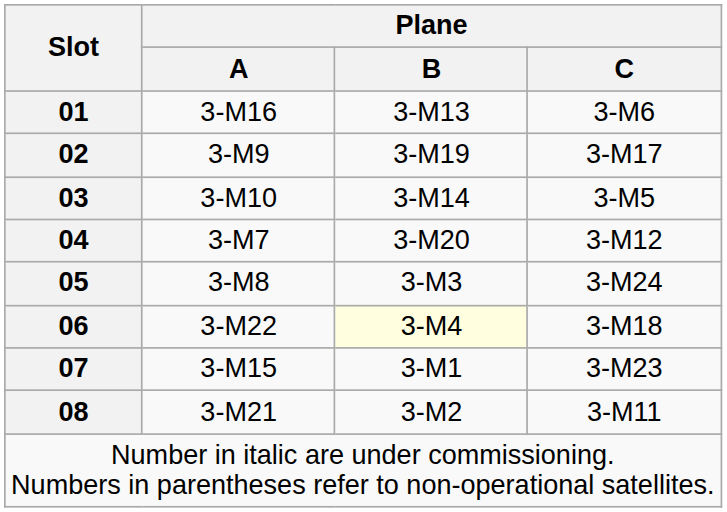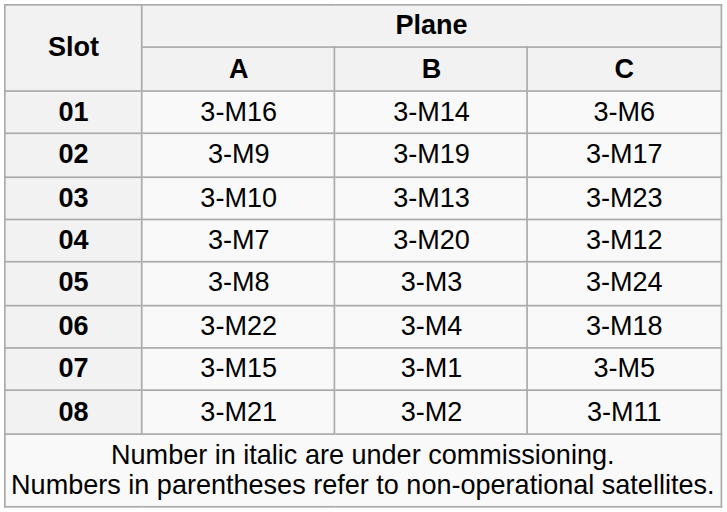(431, 111) 3-M13 -> (431, 111) 3-M14
(431, 197) 3-M14 -> (431, 197) 3-M13
(624, 197) 3-M5 -> (624, 197) 3-M23
(431, 326) lightyellow background -> (431, 326) no background
(624, 369) 3-M23 -> (624, 369) 3-M5
